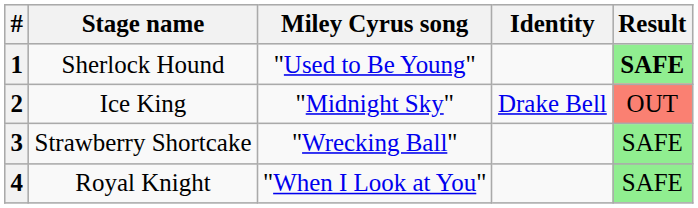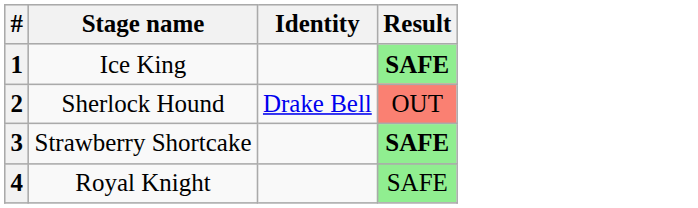- column: (375, 24)
(143, 63) Sherlock Hound -> (143, 63) Ice King
(143, 103) Ice King -> (143, 103) Sherlock Hound
(652, 143) normal -> (417, 143) bold
